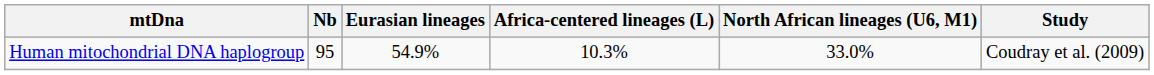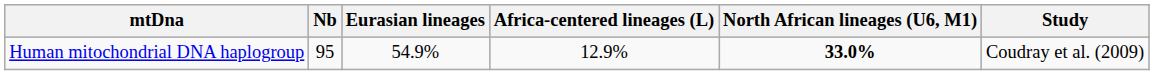(604, 52) 10.3% -> (604, 52) 12.9%
(850, 52) normal -> (850, 52) bold
